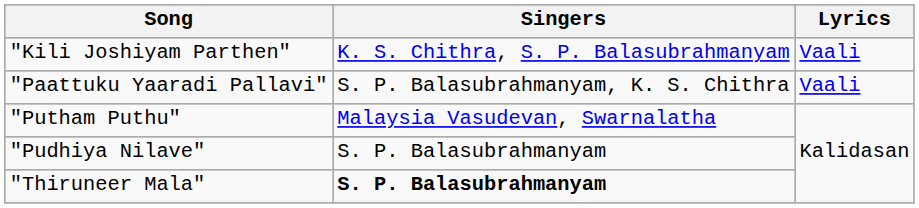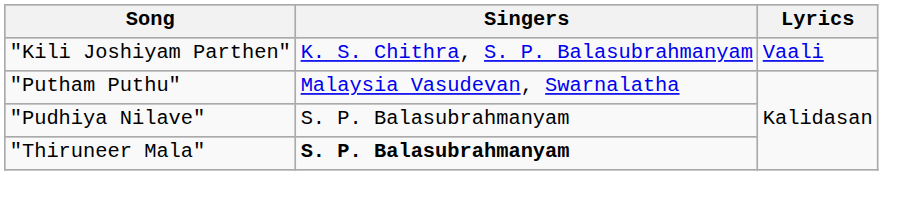- row: (169, 87)
